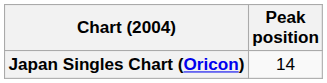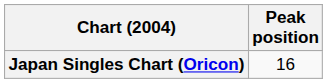(286, 64) 14 -> (286, 64) 16
